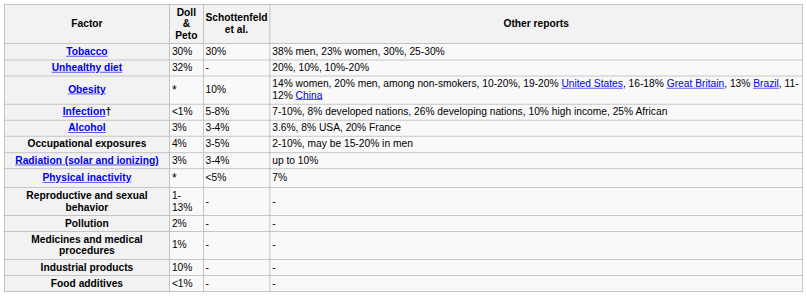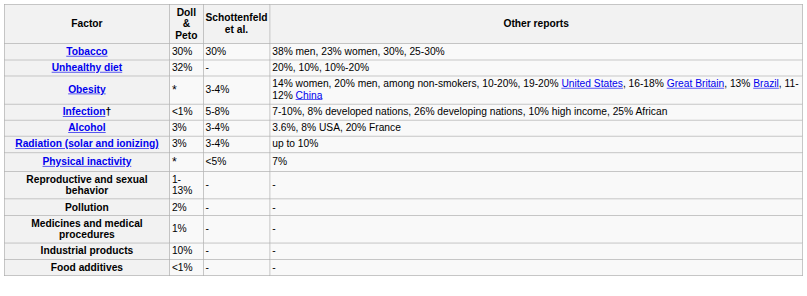(216, 90) 10% -> (217, 90) 3-4%
- row: (87, 144)
